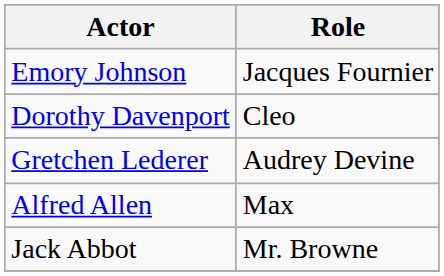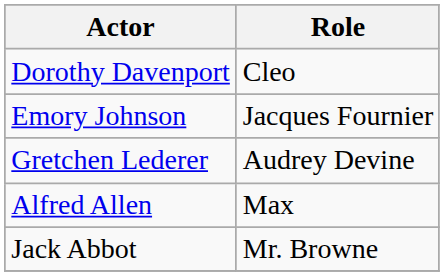rows swapped: (121, 115) <-> (99, 71)
